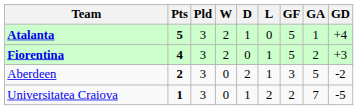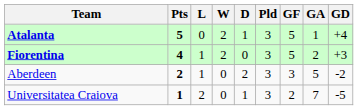columns swapped: (203, 14) <-> (269, 14)
